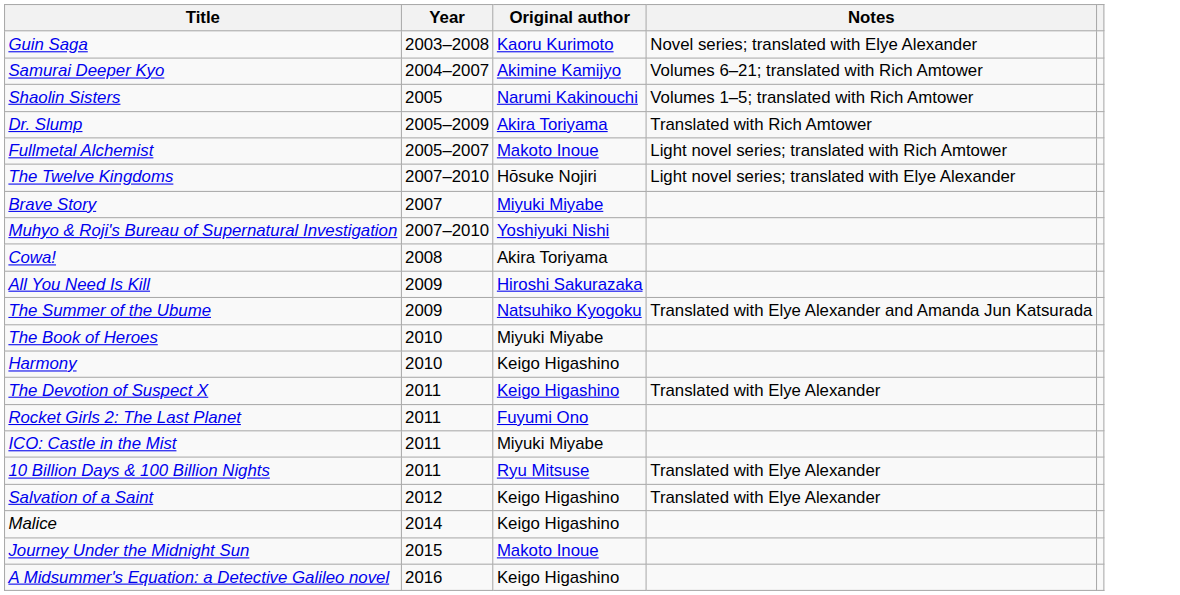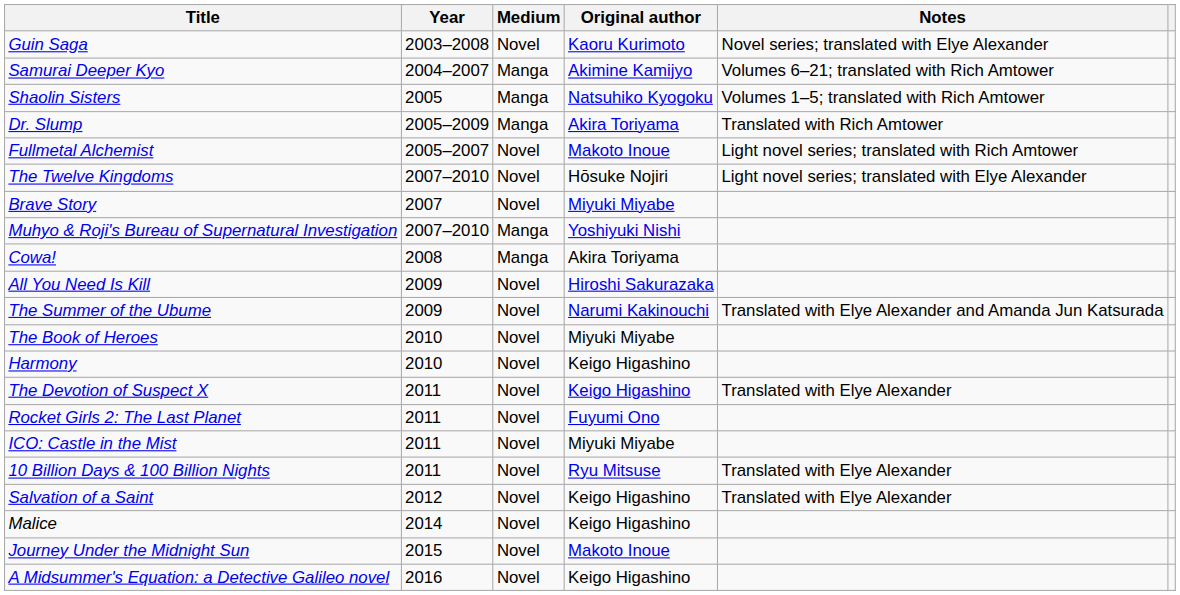+ column: (529, 17)
(567, 97) Narumi Kakinouchi -> (640, 97) Natsuhiko Kyogoku
(569, 310) Natsuhiko Kyogoku -> (639, 310) Narumi Kakinouchi
